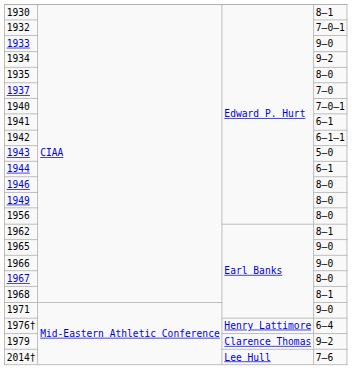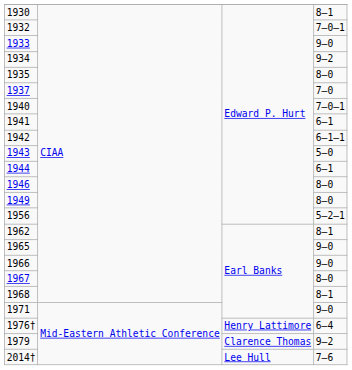(324, 216) 8–0 -> (330, 216) 5–2–1
